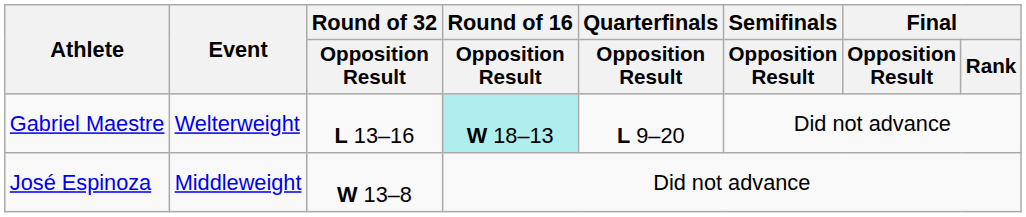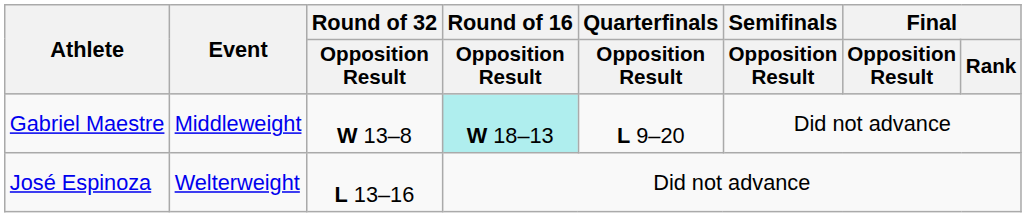(237, 124) Welterweight -> (238, 124) Middleweight
(374, 136) L 13–16 -> (374, 136) W 13–8
(238, 182) Middleweight -> (237, 182) Welterweight
(374, 194) W 13–8 -> (374, 194) L 13–16
